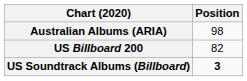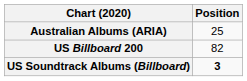(217, 31) 98 -> (217, 31) 25
